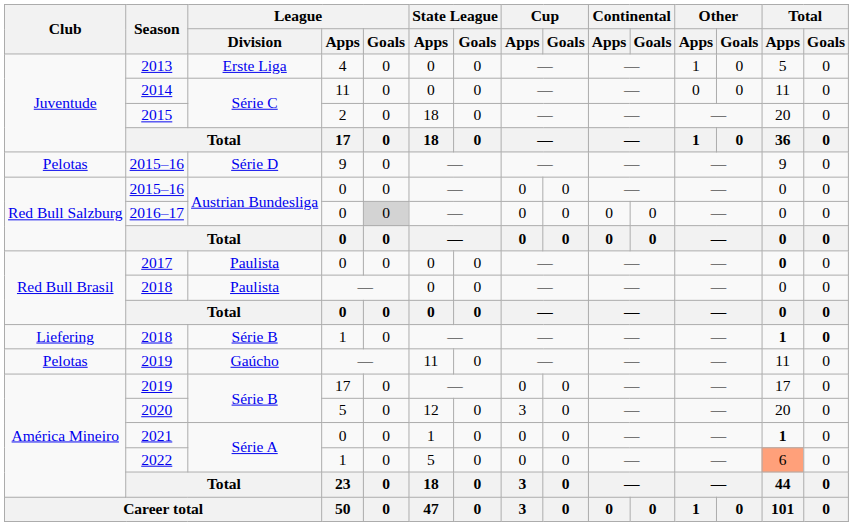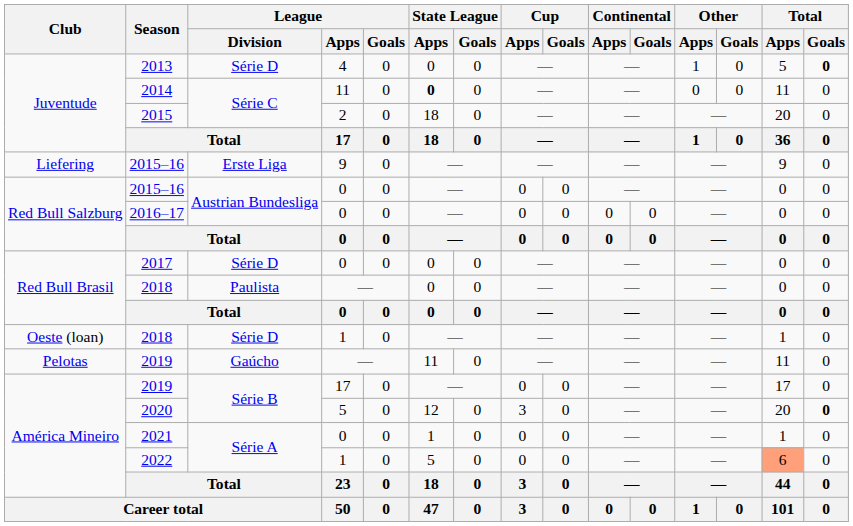(255, 66) Erste Liga -> (255, 66) Série D
(826, 66) normal -> (826, 66) bold
(431, 90) normal -> (431, 90) bold
(65, 164) Pelotas -> (65, 164) Liefering
(255, 164) Série D -> (255, 164) Erste Liga
(386, 213) lightgrey background -> (386, 213) no background
(255, 262) Paulista -> (255, 262) Série D
(783, 262) bold -> (783, 262) normal
(65, 336) Liefering -> (65, 336) Oeste (loan)
(255, 336) Série B -> (255, 336) Série D
(783, 336) bold -> (783, 336) normal
(826, 336) bold -> (826, 336) normal
(826, 410) normal -> (826, 410) bold
(783, 435) bold -> (783, 435) normal
